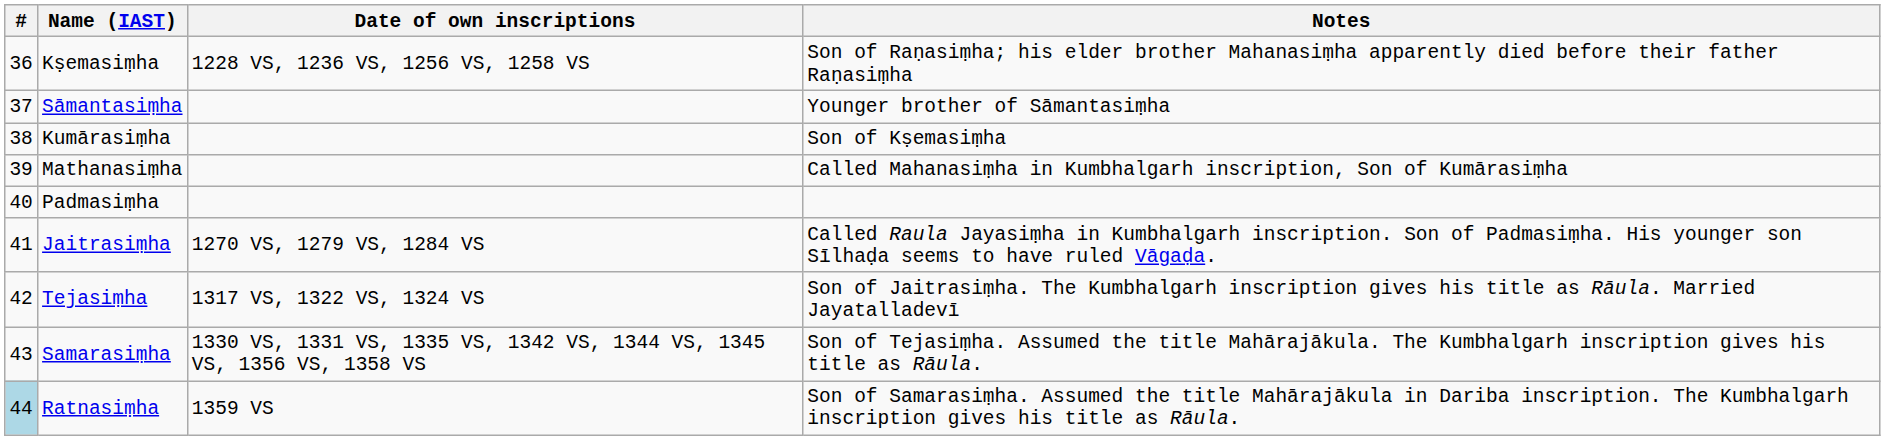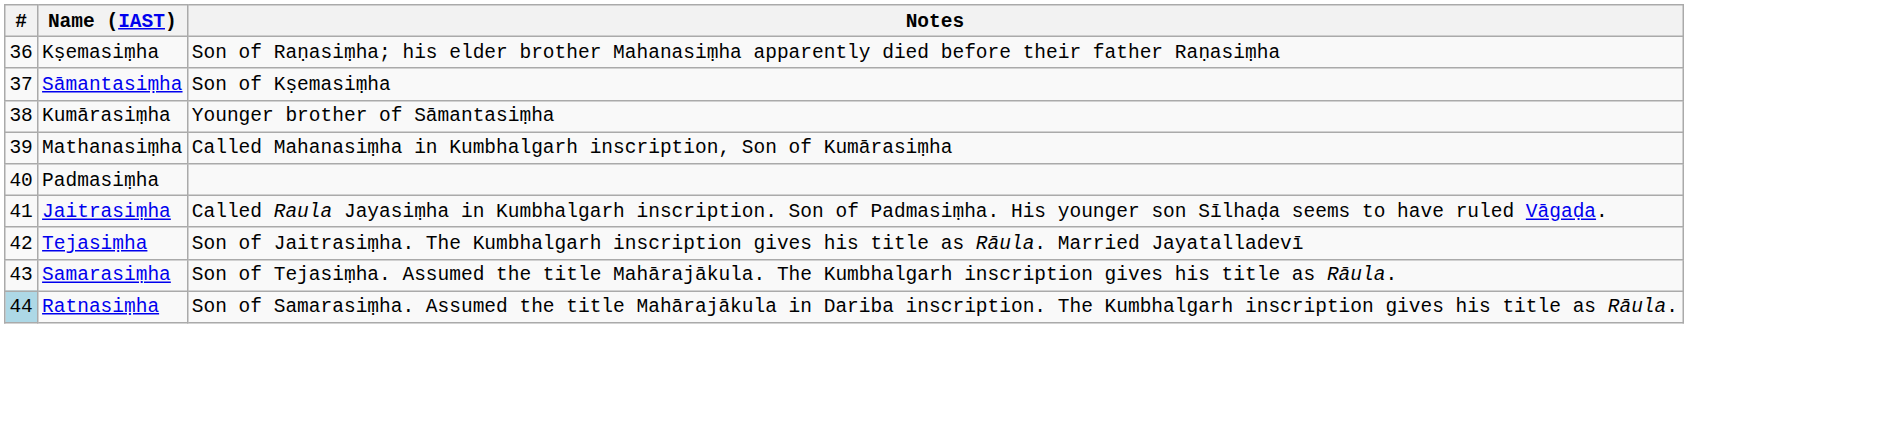- column: (495, 21)
(989, 107) Younger brother of Sāmantasiṃha -> (291, 84) Son of Kṣemasiṃha
(907, 138) Son of Kṣemasiṃha -> (373, 116) Younger brother of Sāmantasiṃha
